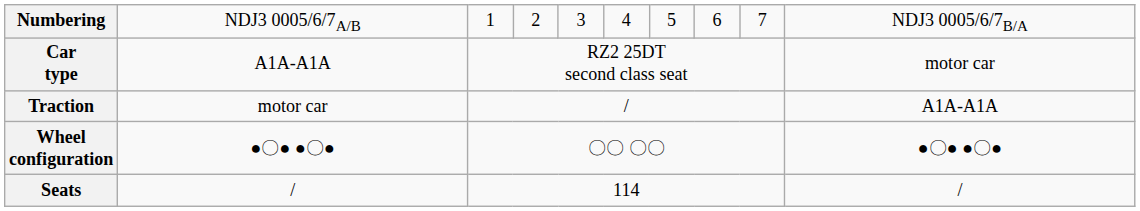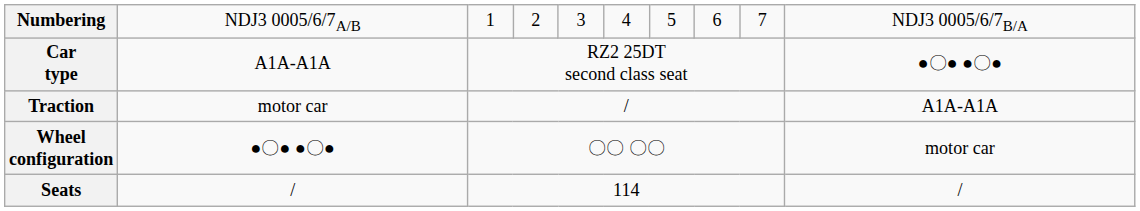(960, 64) motor car -> (960, 64) ●〇● ●〇●
(960, 148) ●〇● ●〇● -> (960, 148) motor car
